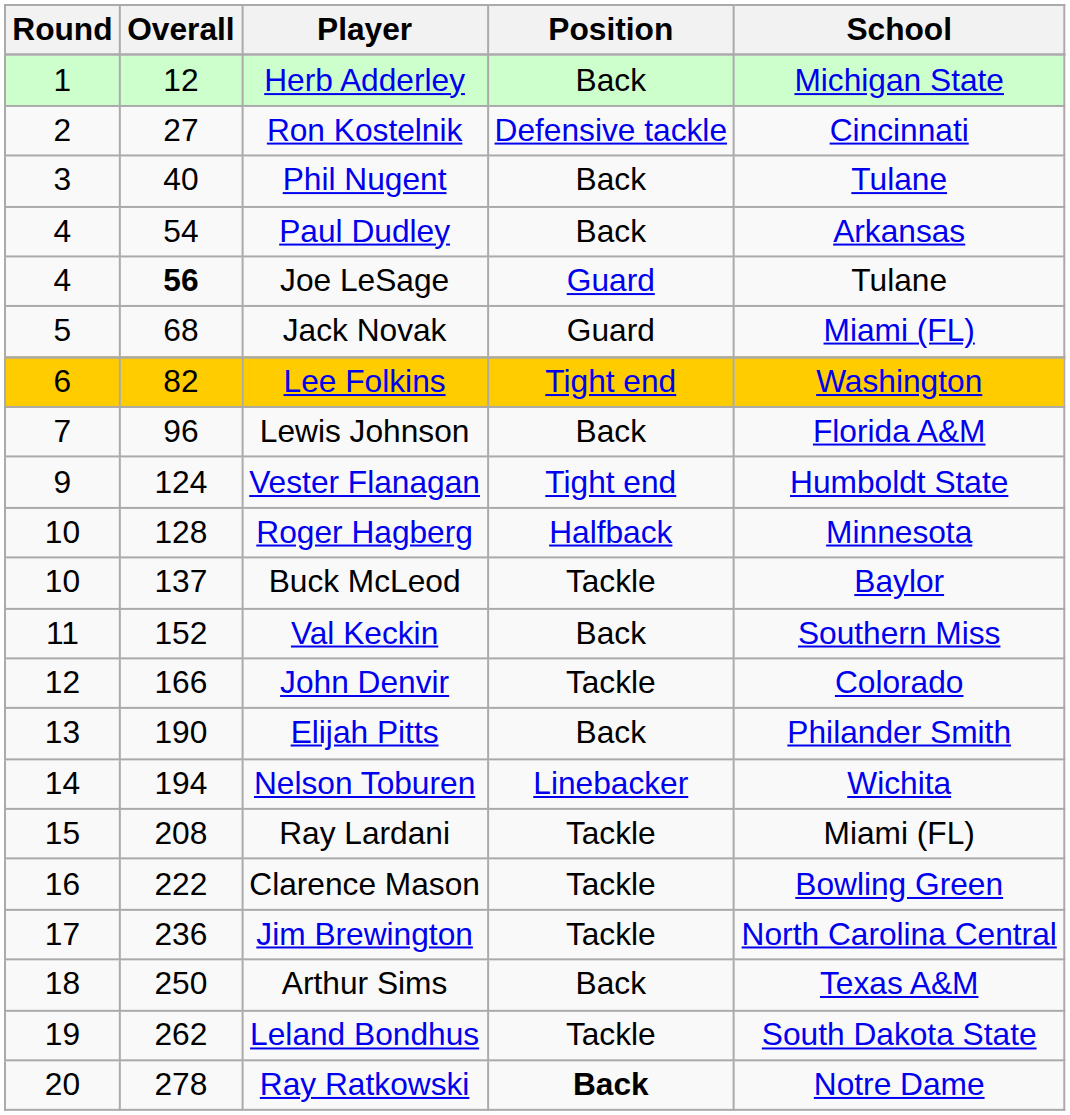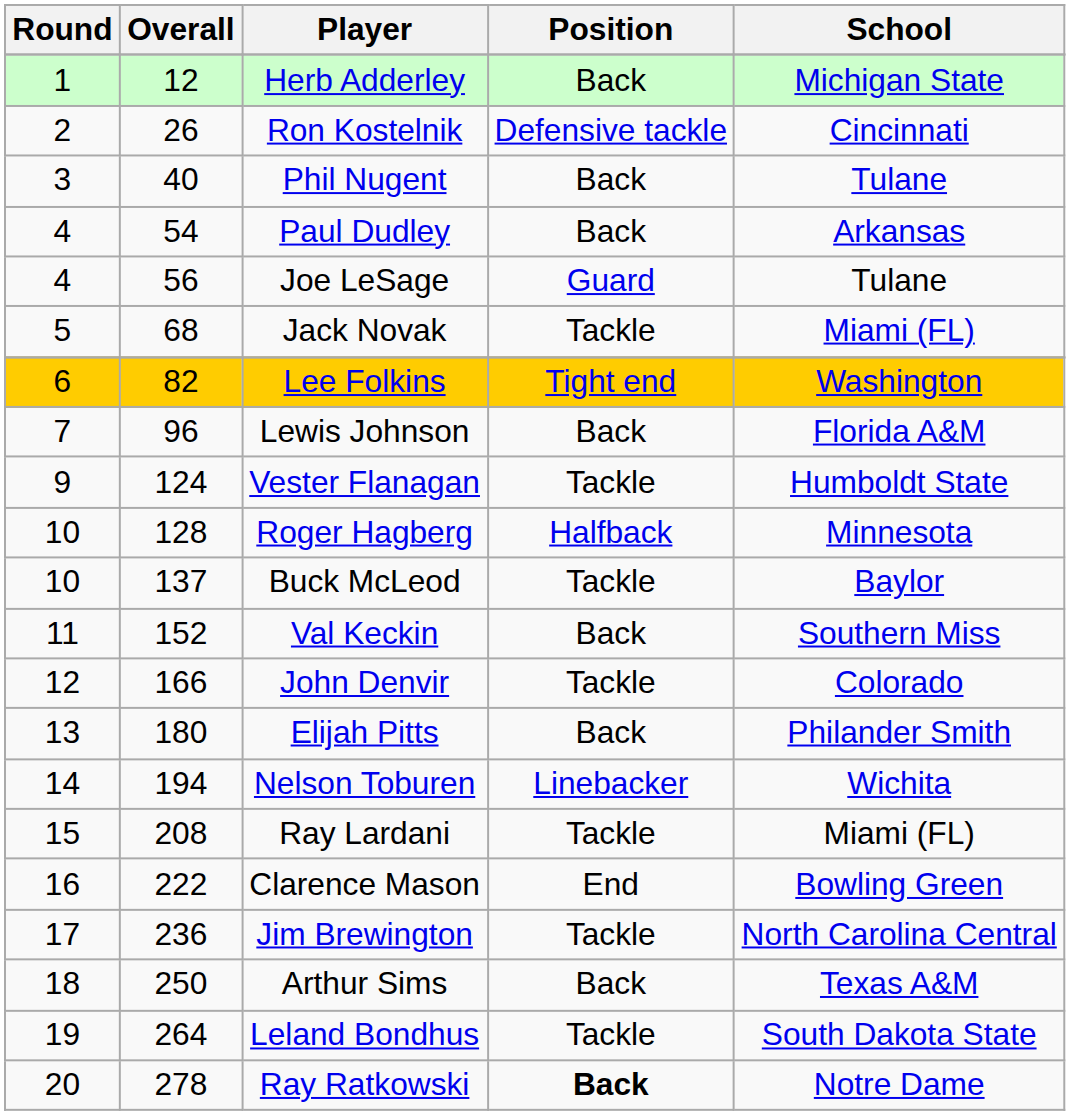(181, 130) 27 -> (181, 130) 26
(181, 280) bold -> (181, 280) normal
(611, 331) Guard -> (611, 331) Tackle
(611, 481) Tight end -> (611, 481) Tackle
(181, 733) 190 -> (181, 733) 180
(611, 883) Tackle -> (611, 883) End
(181, 1034) 262 -> (181, 1034) 264
